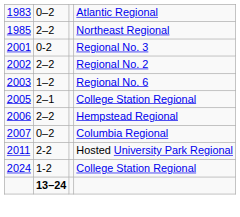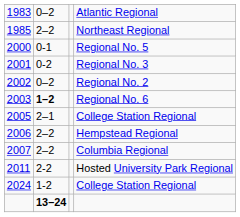+ row: (19, 47)
(45, 64) 2–2 -> (45, 82) 0–2
(45, 82) normal -> (45, 99) bold
(45, 133) 0–2 -> (45, 151) 2–2
